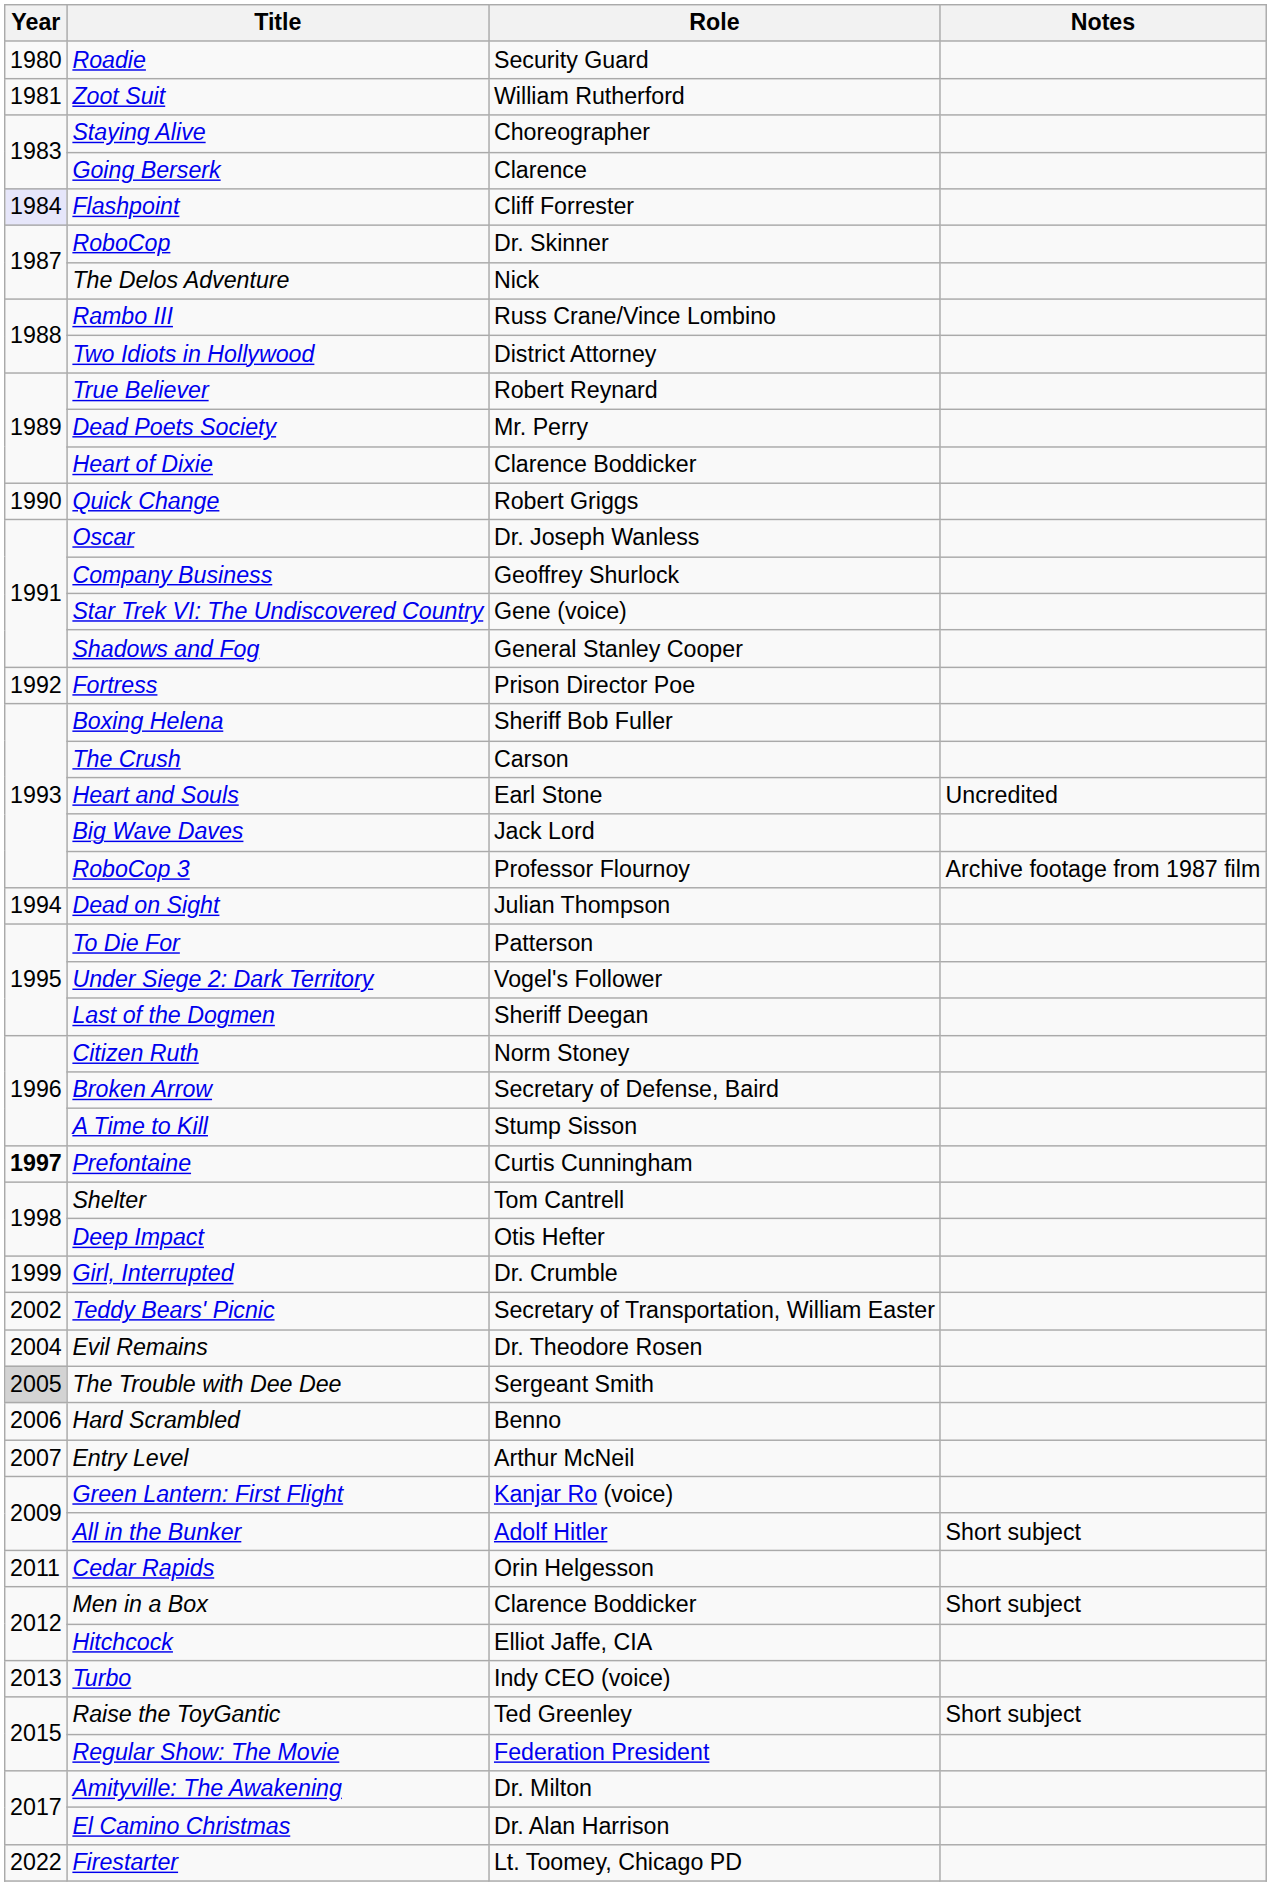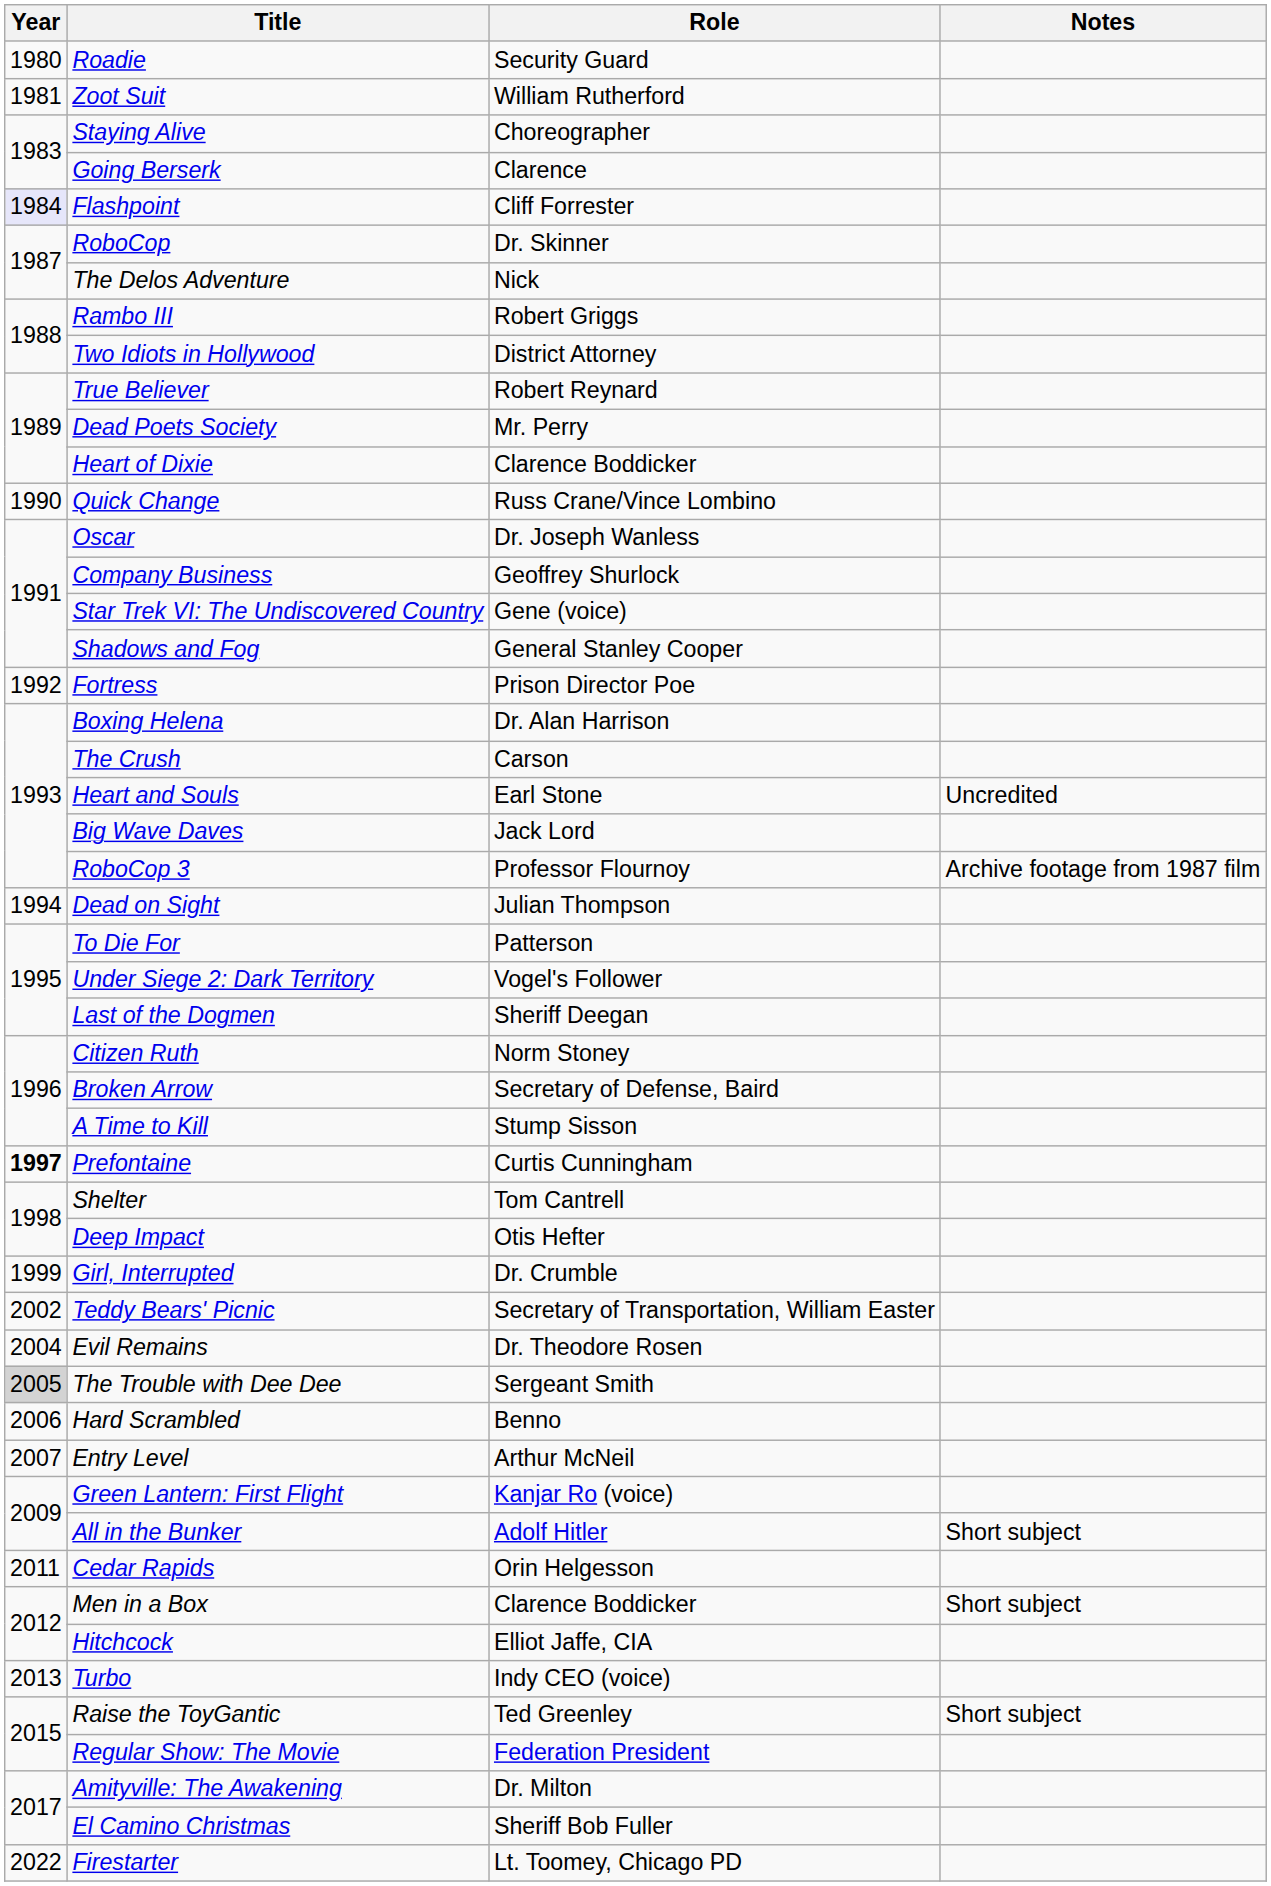(635, 317) Russ Crane/Vince Lombino -> (566, 317) Robert Griggs
(566, 501) Robert Griggs -> (635, 501) Russ Crane/Vince Lombino
(583, 721) Sheriff Bob Fuller -> (582, 721) Dr. Alan Harrison
(582, 1825) Dr. Alan Harrison -> (583, 1825) Sheriff Bob Fuller
